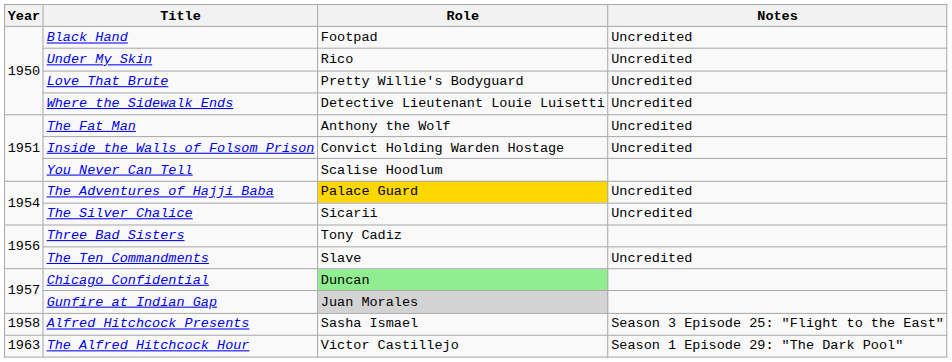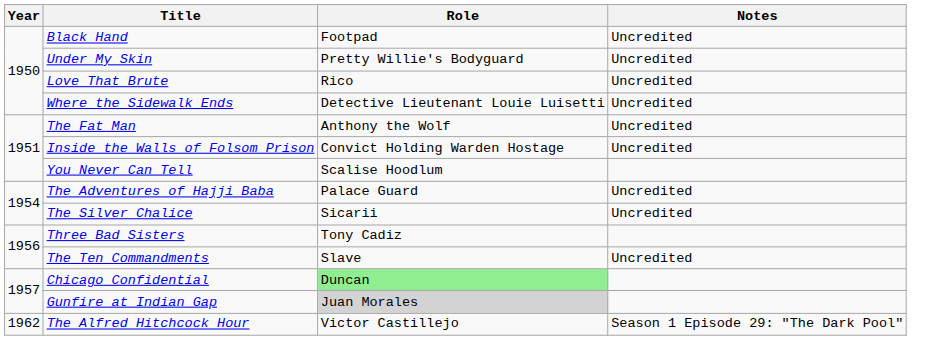(337, 60) Rico -> (422, 60) Pretty Willie's Bodyguard
(422, 82) Pretty Willie's Bodyguard -> (337, 82) Rico
(370, 192) gold background -> (370, 192) no background
- row: (148, 324)
(24, 346) 1963 -> (24, 324) 1962
